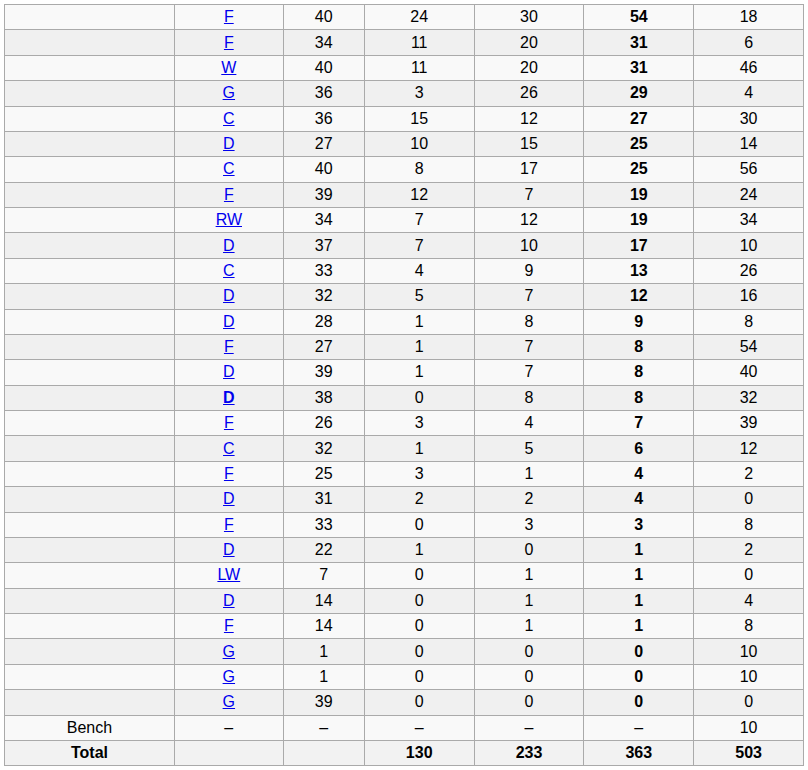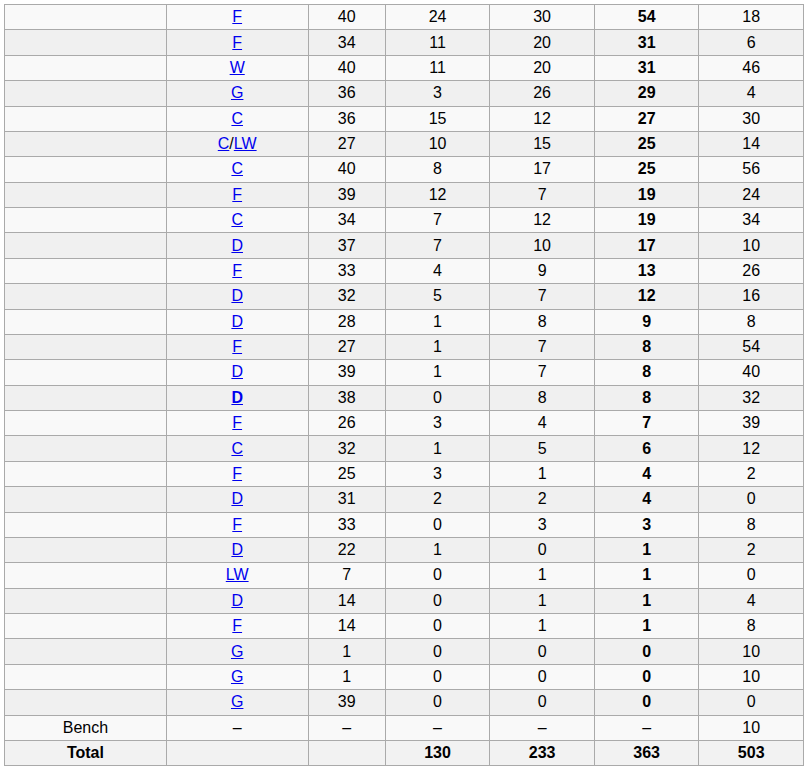(229, 144) D -> (237, 144) C/LW
(229, 220) RW -> (237, 220) C
(229, 270) C -> (237, 270) F
